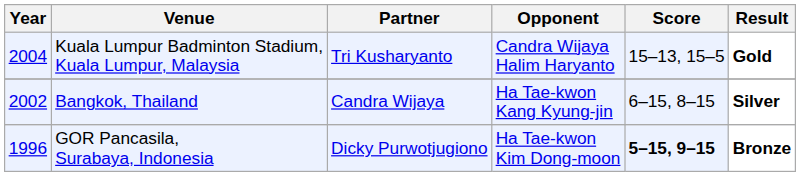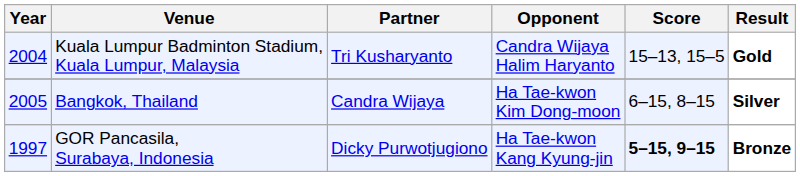(28, 102) 2002 -> (28, 102) 2005
(554, 102) Ha Tae-kwon Kang Kyung-jin -> (558, 102) Ha Tae-kwon Kim Dong-moon
(28, 149) 1996 -> (28, 149) 1997
(558, 149) Ha Tae-kwon Kim Dong-moon -> (554, 149) Ha Tae-kwon Kang Kyung-jin
